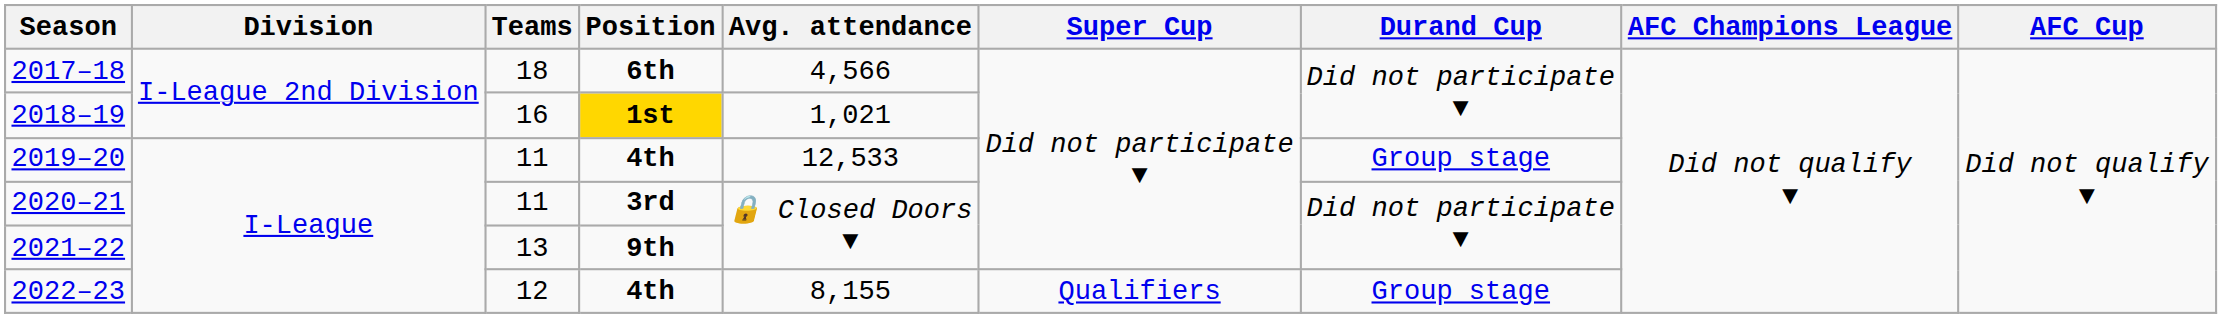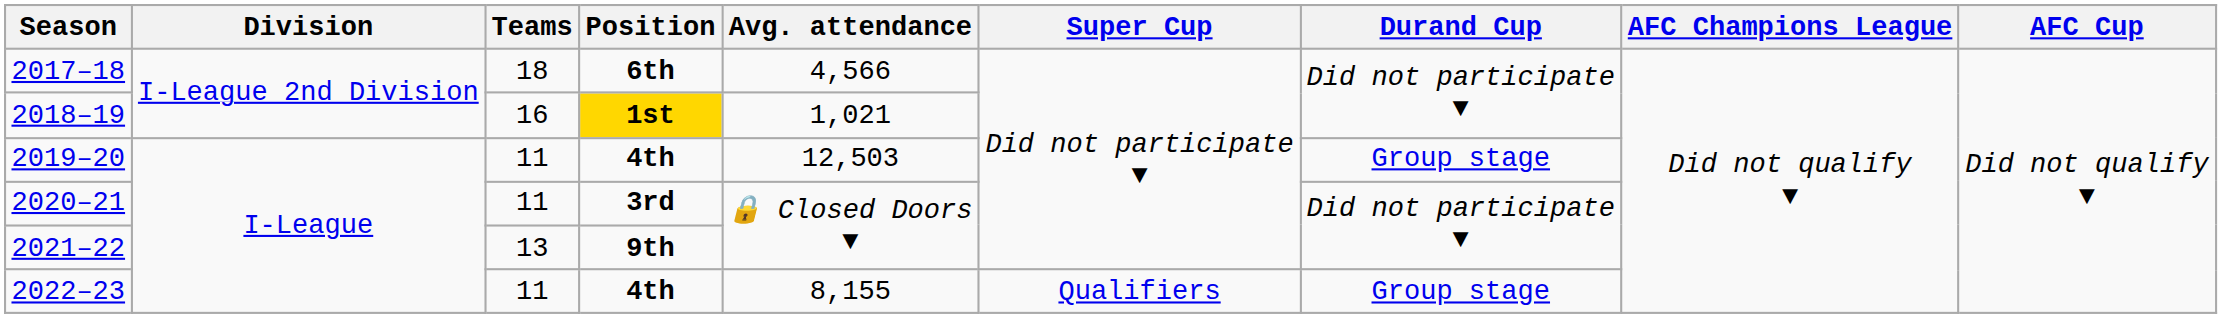(850, 159) 12,533 -> (850, 159) 12,503
(532, 291) 12 -> (532, 291) 11
